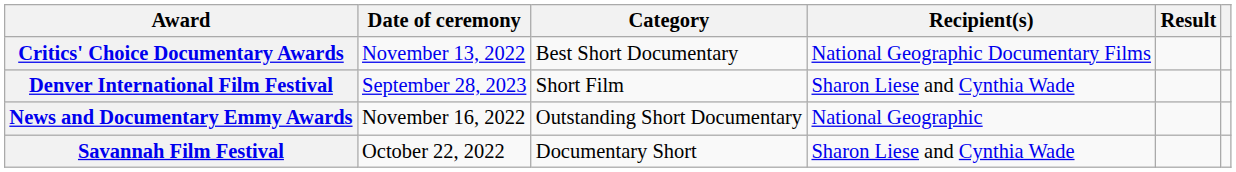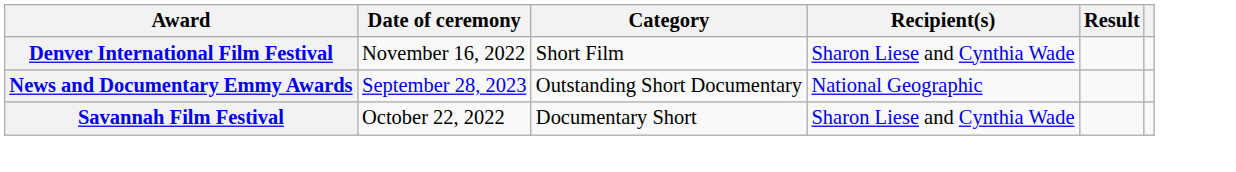- row: (181, 53)
(444, 85) September 28, 2023 -> (444, 53) November 16, 2022
(444, 118) November 16, 2022 -> (444, 85) September 28, 2023
